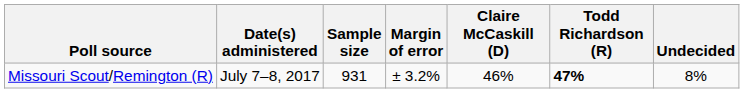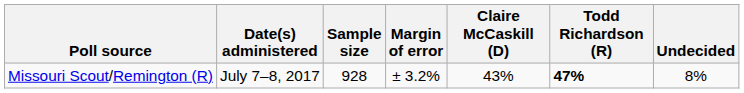(354, 75) 931 -> (354, 75) 928
(498, 75) 46% -> (498, 75) 43%
